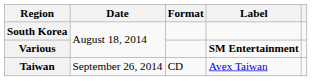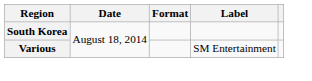(254, 48) bold -> (235, 48) normal
- row: (37, 66)
